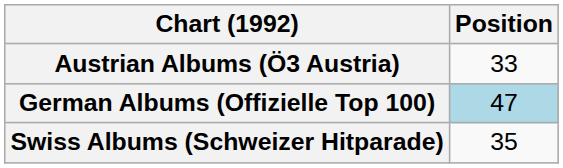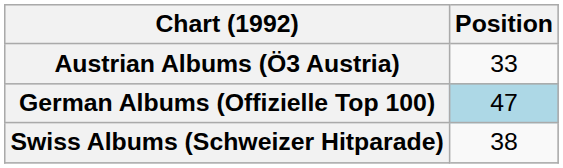(504, 142) 35 -> (504, 142) 38
